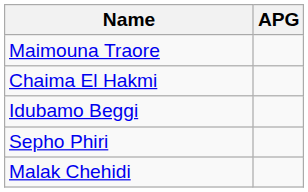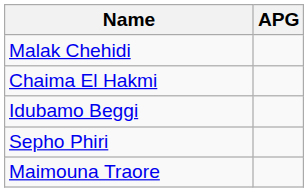rows swapped: (84, 50) <-> (70, 171)
